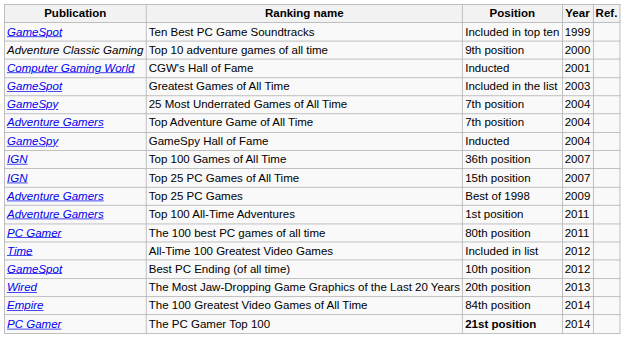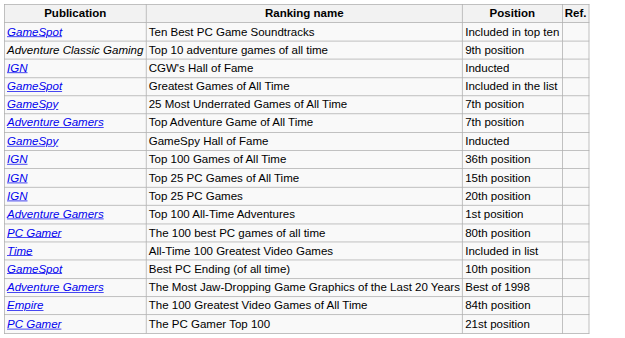- column: (577, 13)
(71, 68) Computer Gaming World -> (17, 68) IGN
(55, 196) Adventure Gamers -> (17, 196) IGN
(498, 196) Best of 1998 -> (498, 196) 20th position
(22, 287) Wired -> (55, 287) Adventure Gamers
(498, 287) 20th position -> (498, 287) Best of 1998
(501, 324) bold -> (498, 324) normal
